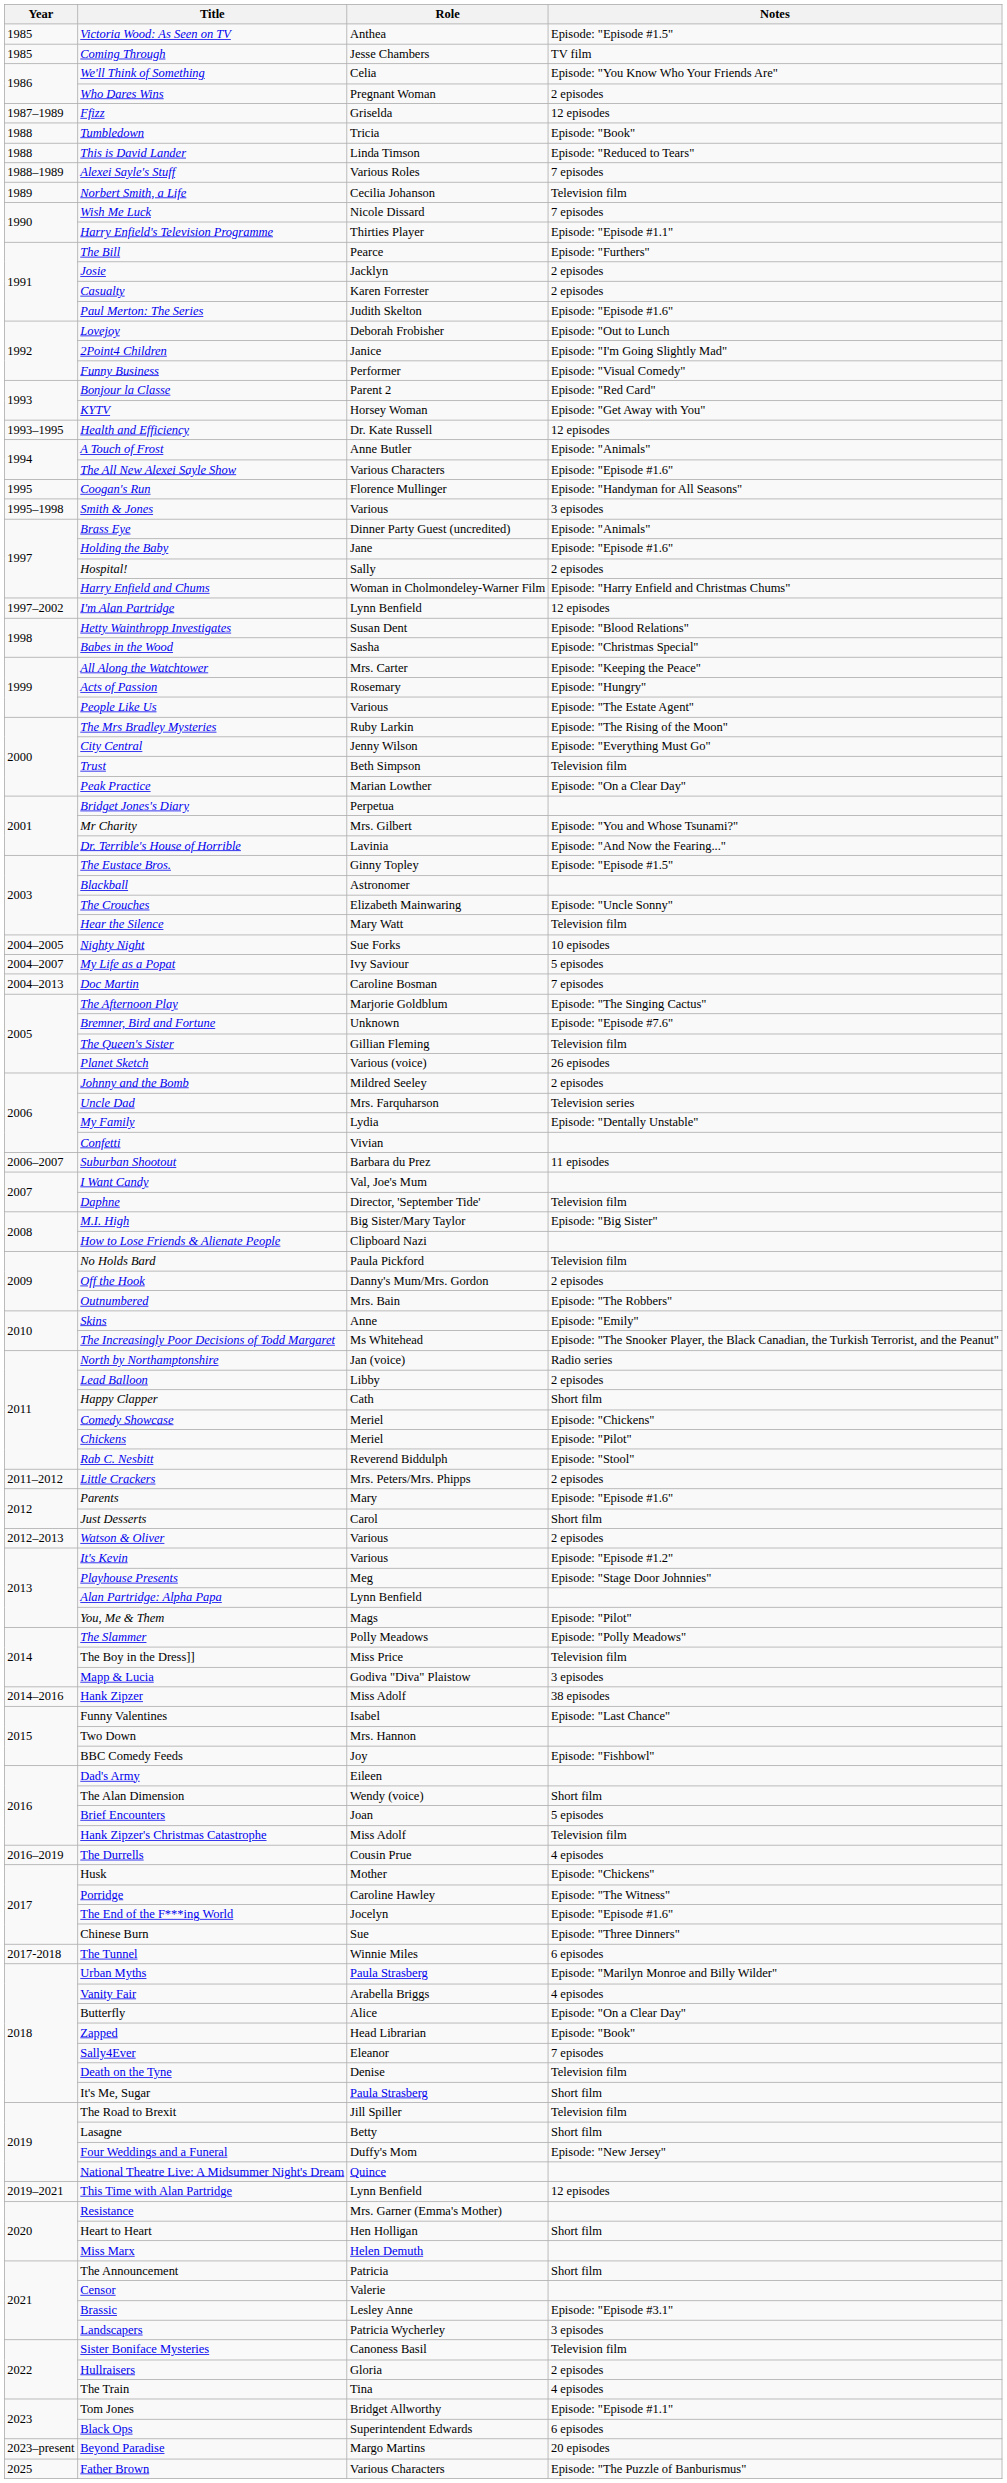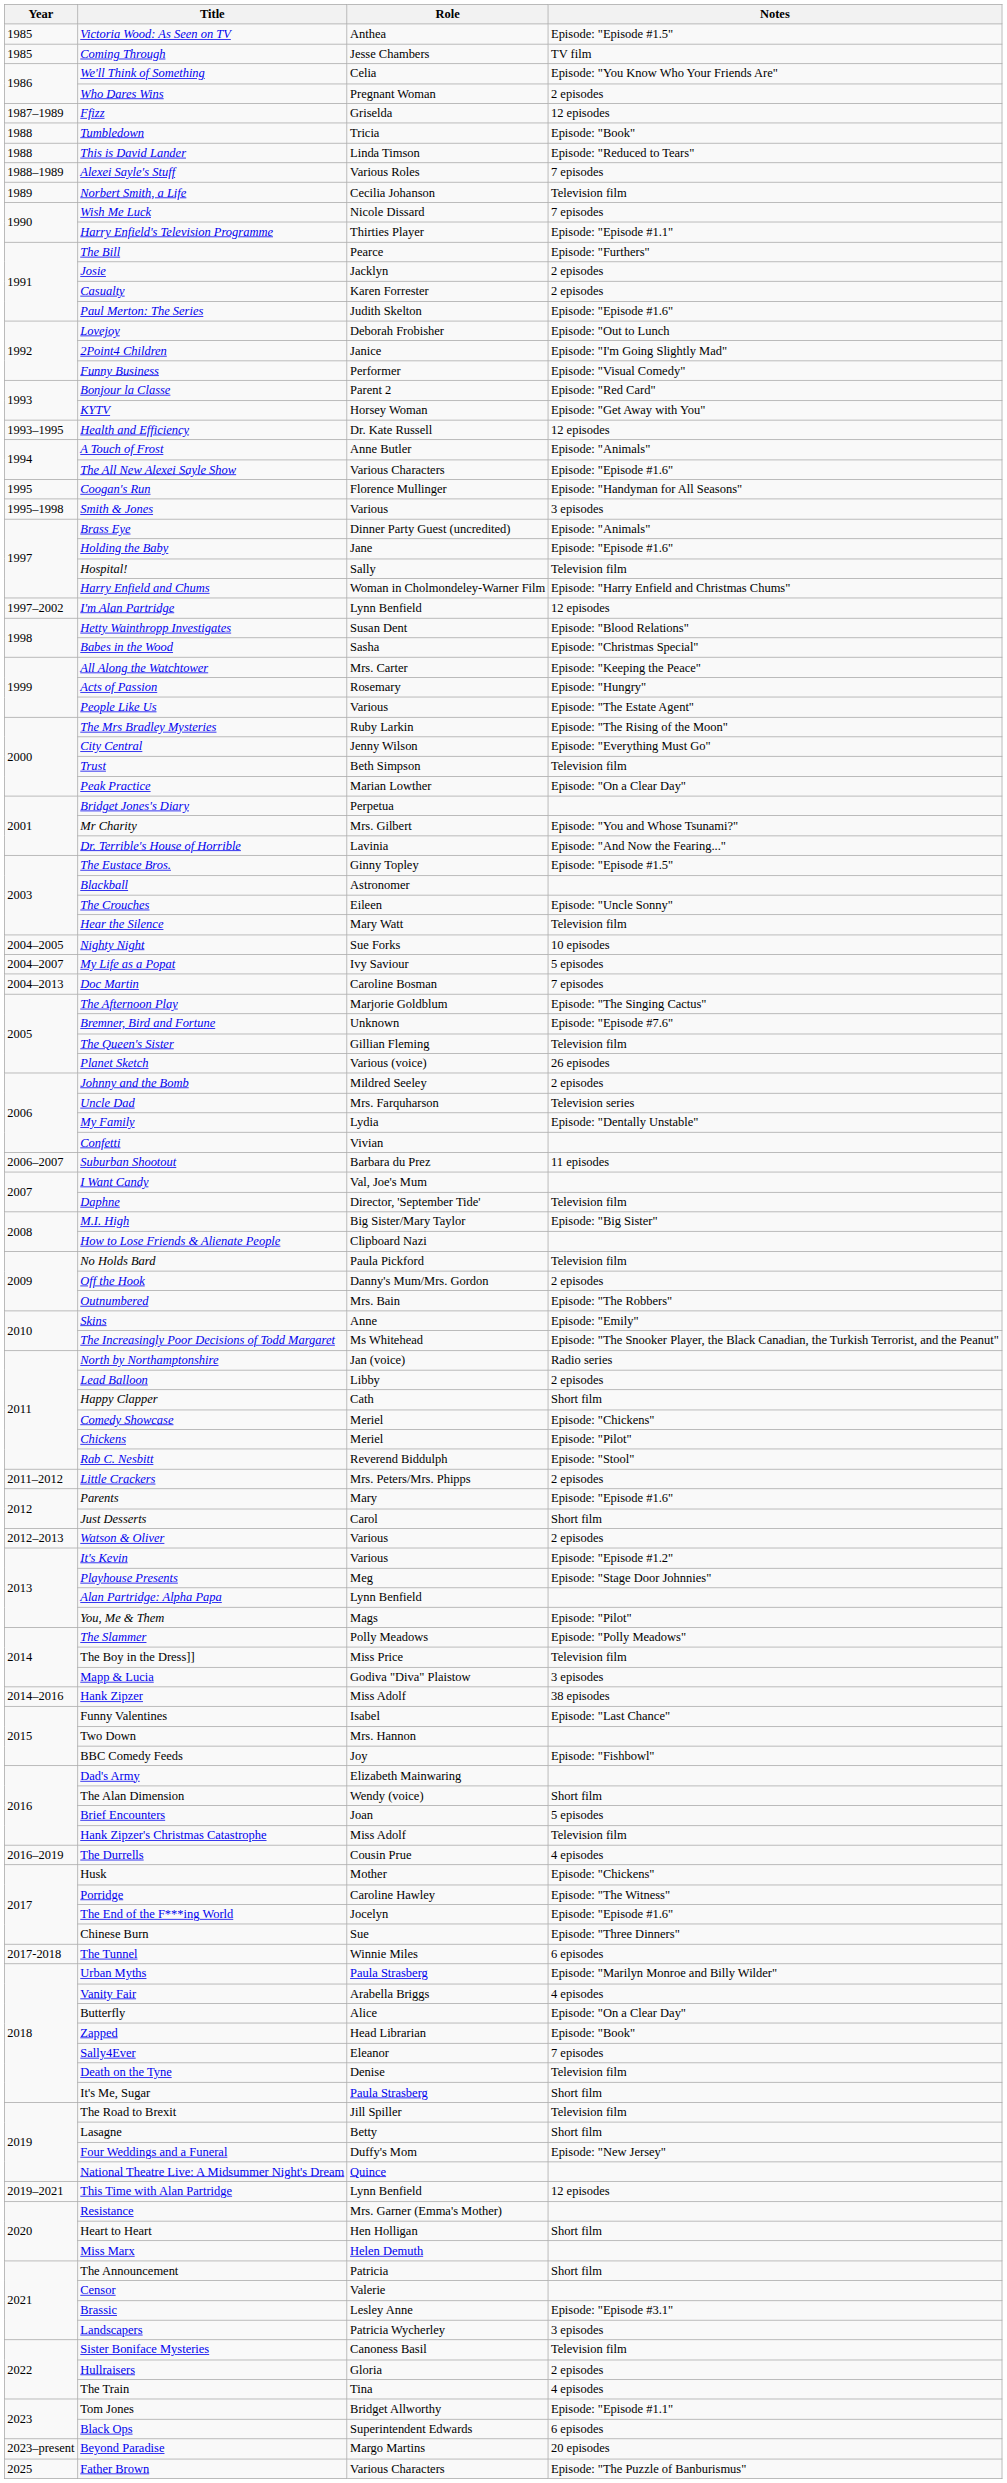(577, 568) 2 episodes -> (589, 568) Television film
(406, 905) Elizabeth Mainwaring -> (366, 905) Eileen
(366, 1775) Eileen -> (406, 1775) Elizabeth Mainwaring
